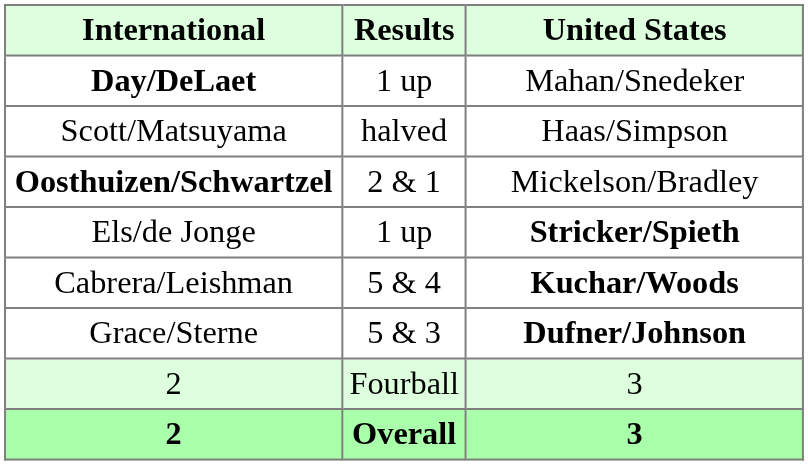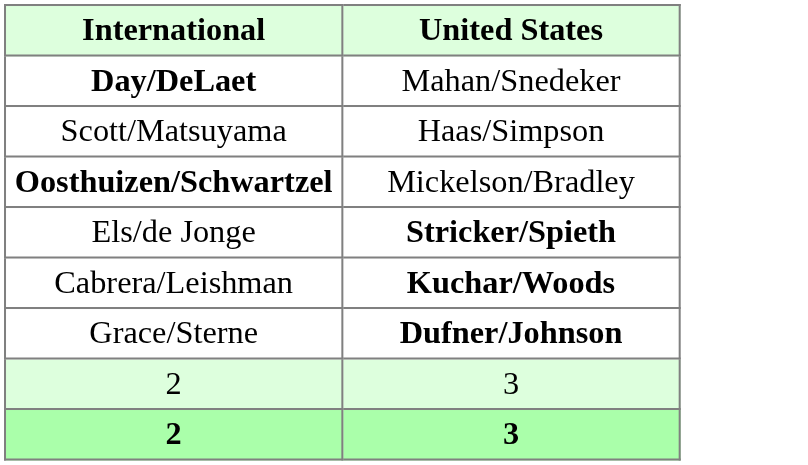- column: (404, 29)
